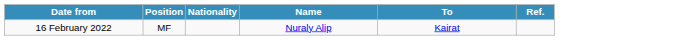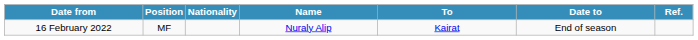+ column: (586, 12)
